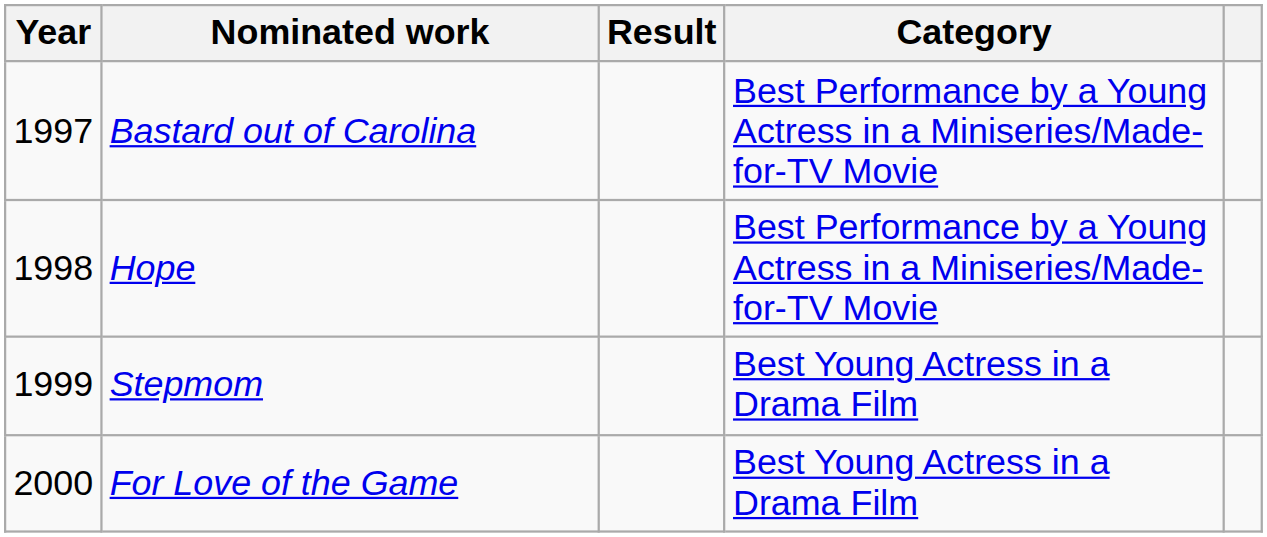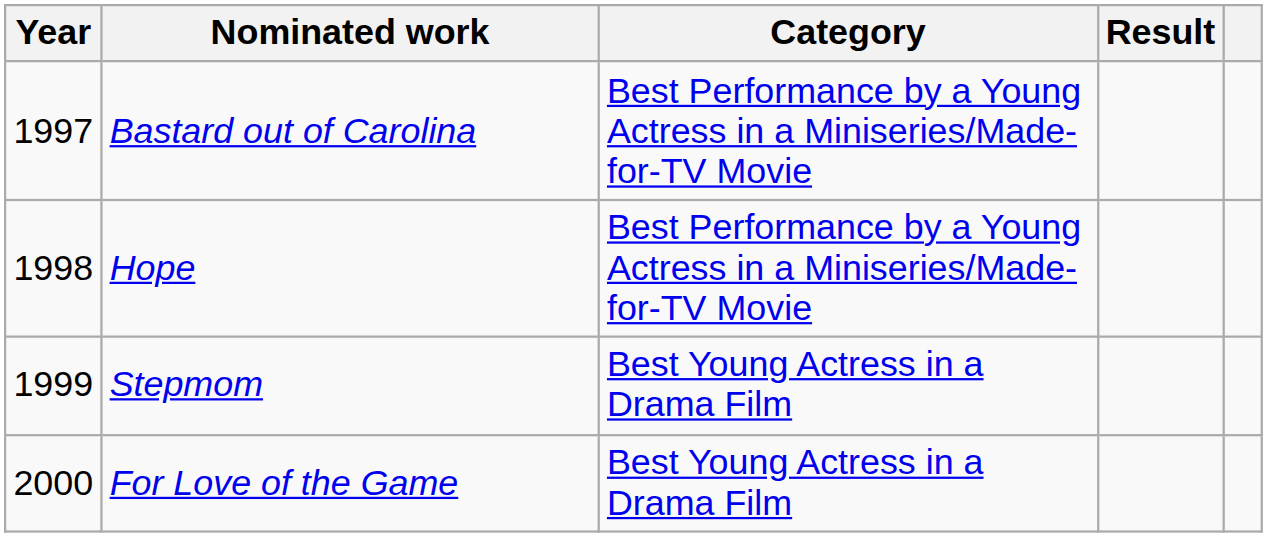columns swapped: (974, 32) <-> (662, 32)
